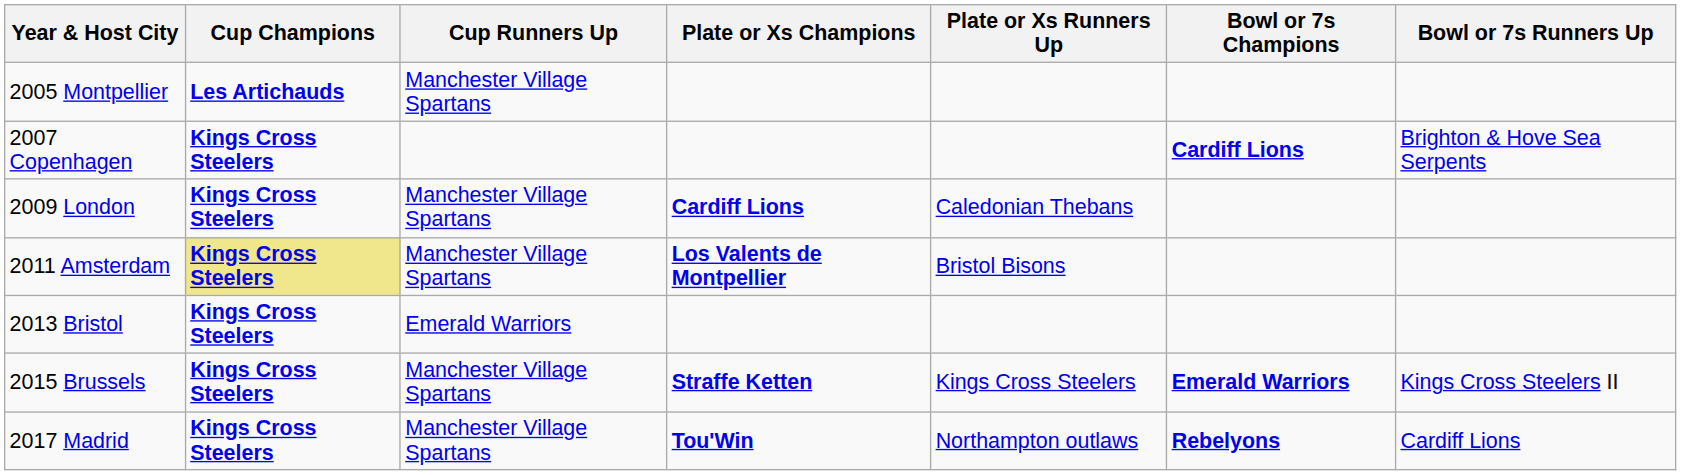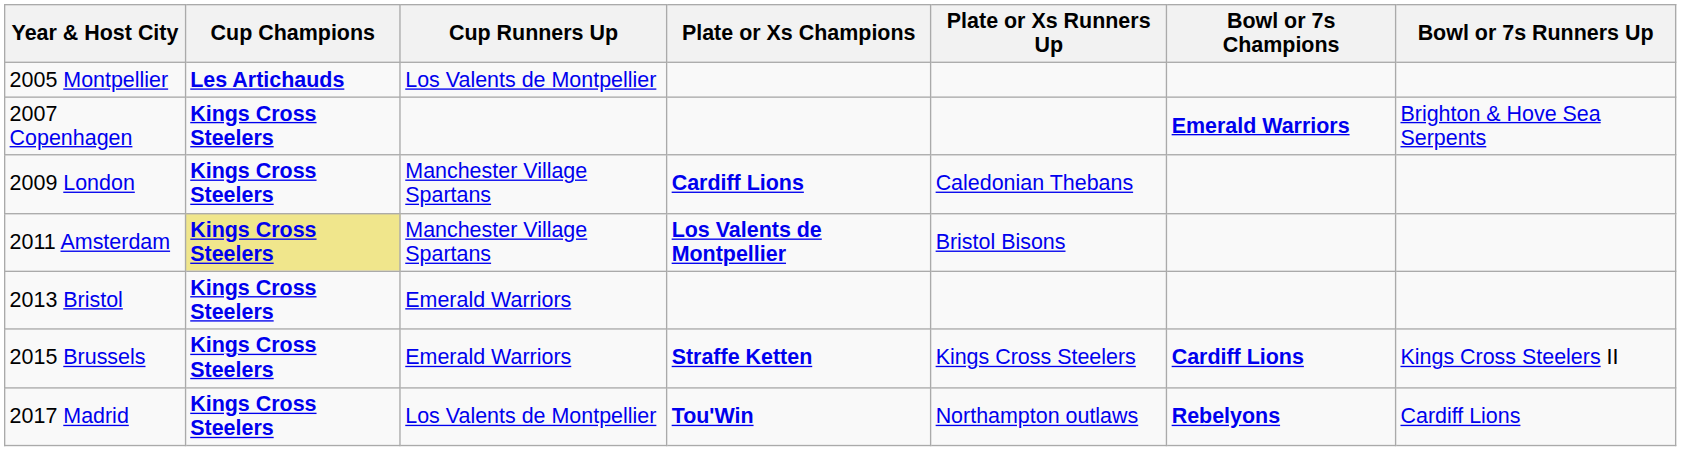(496, 91) Manchester Village Spartans -> (531, 79) Los Valents de Montpellier
(1238, 149) Cardiff Lions -> (1261, 125) Emerald Warriors
(496, 382) Manchester Village Spartans -> (488, 358) Emerald Warriors
(1261, 382) Emerald Warriors -> (1238, 358) Cardiff Lions
(496, 440) Manchester Village Spartans -> (531, 416) Los Valents de Montpellier
